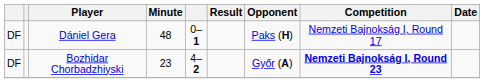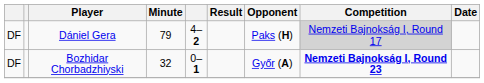(166, 35) 48 -> (166, 35) 79
(196, 35) 0–1 -> (196, 35) 4–2
(376, 35) no background -> (376, 35) lightgrey background
(166, 63) 23 -> (166, 63) 32
(196, 63) 4–2 -> (196, 63) 0–1
